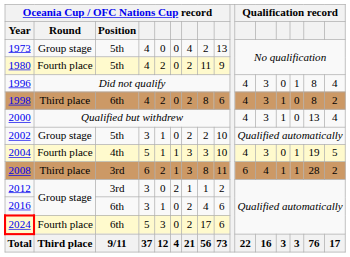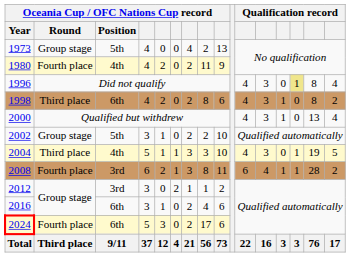(117, 65) 5th -> (117, 65) 4th
(297, 83) no background -> (297, 83) khaki background
(65, 153) Fourth place -> (65, 153) Third place
(65, 170) Third place -> (65, 170) Fourth place
